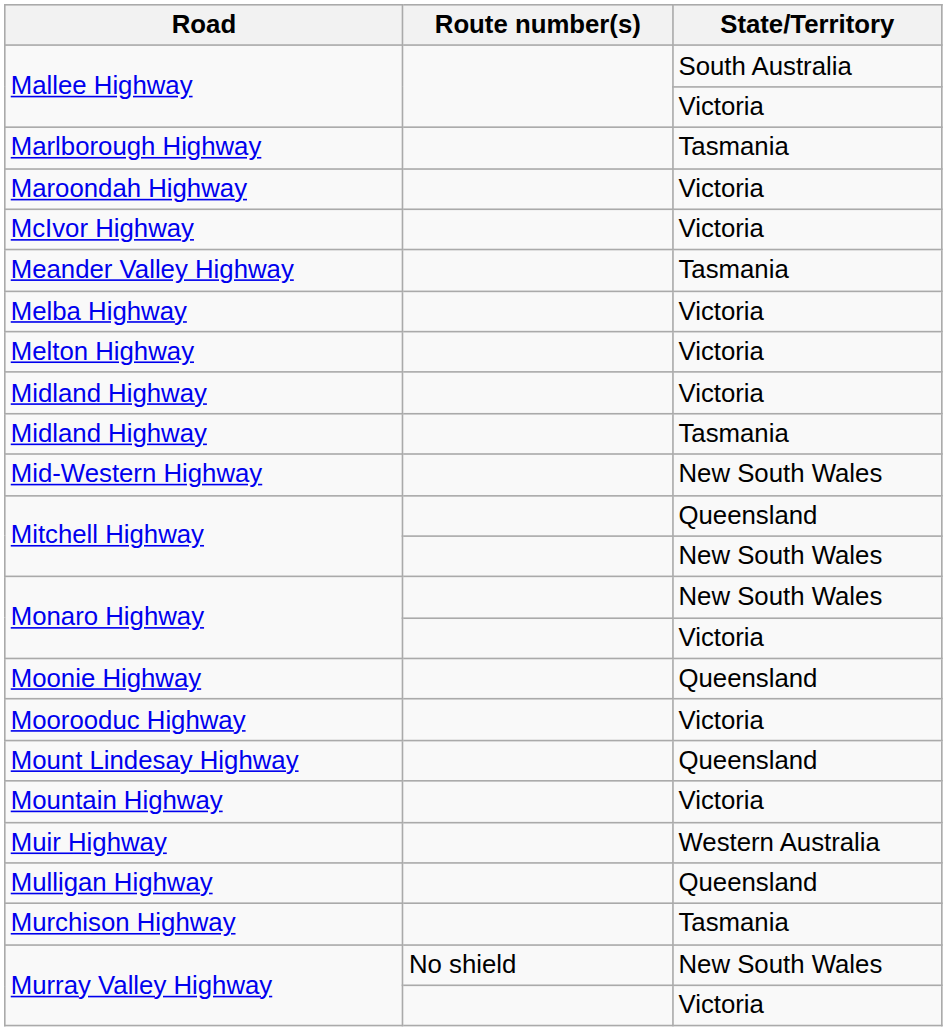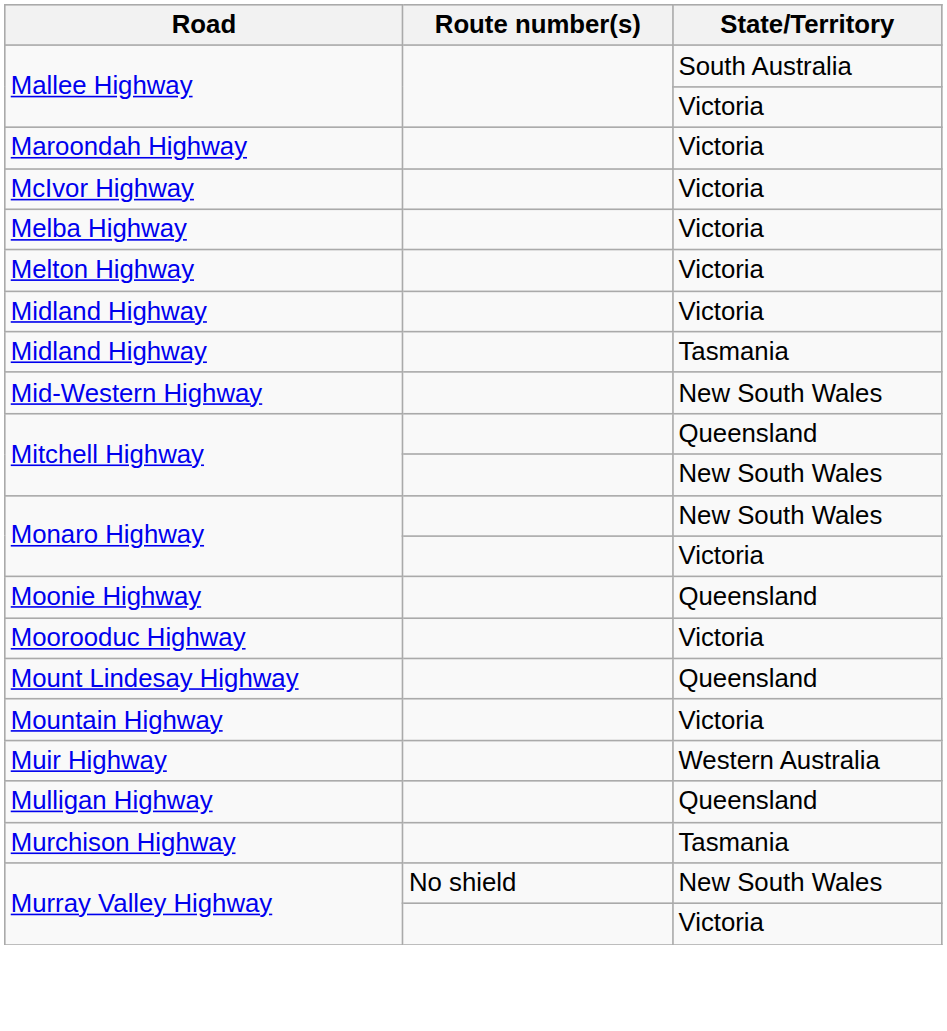- row: (136, 147)
- row: (152, 270)
